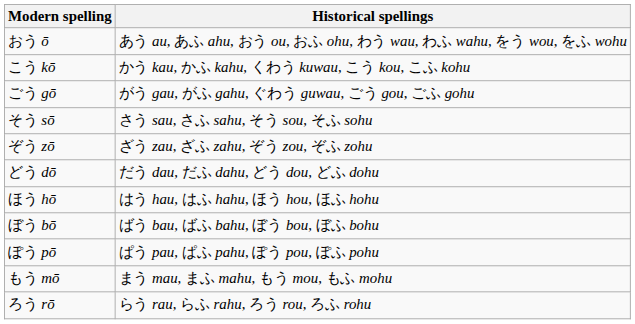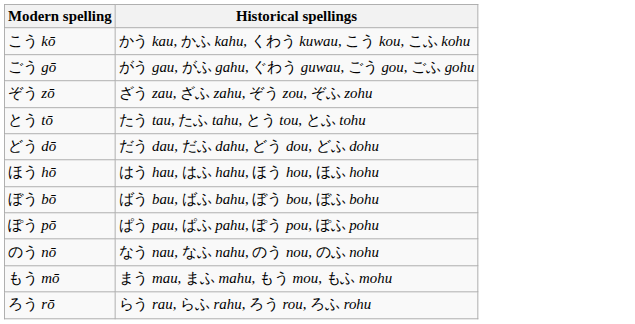- row: (28, 40)
- row: (31, 119)
+ row: (30, 119)
+ row: (32, 251)
